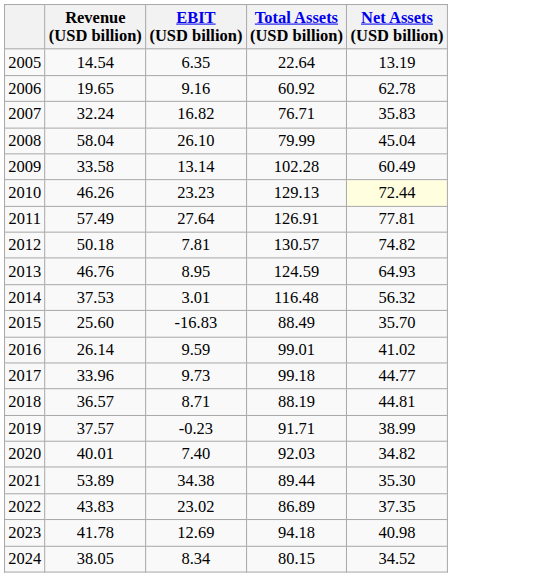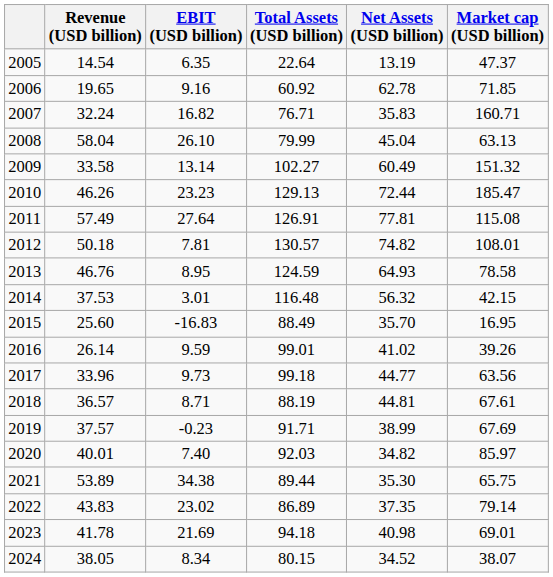+ column: (498, 26)
(296, 166) 102.28 -> (296, 166) 102.27
(397, 192) lightyellow background -> (397, 192) no background
(196, 532) 12.69 -> (196, 532) 21.69
